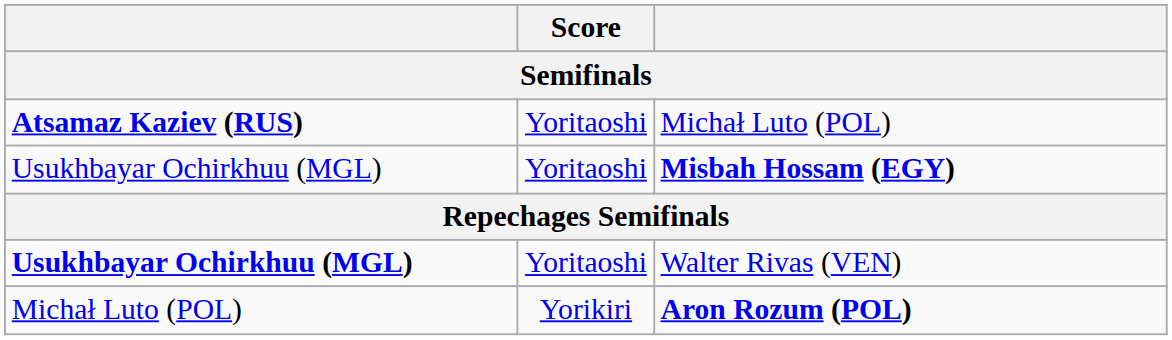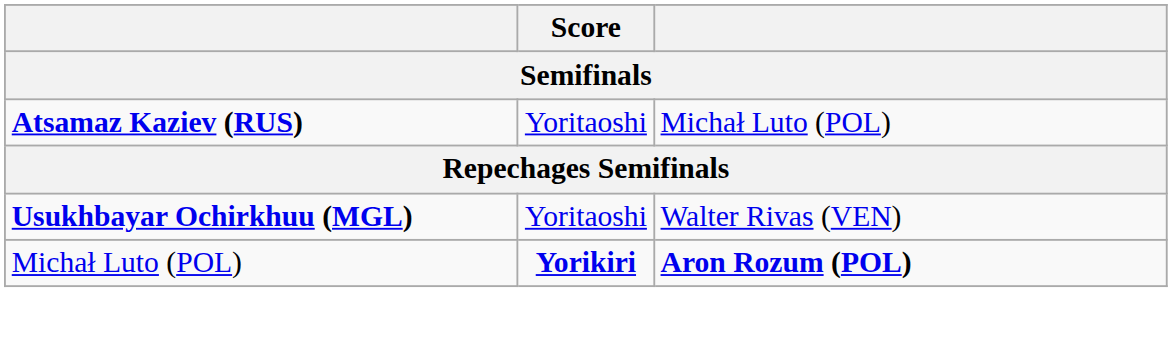- row: (808, 168)
(586, 309) normal -> (586, 262) bold
